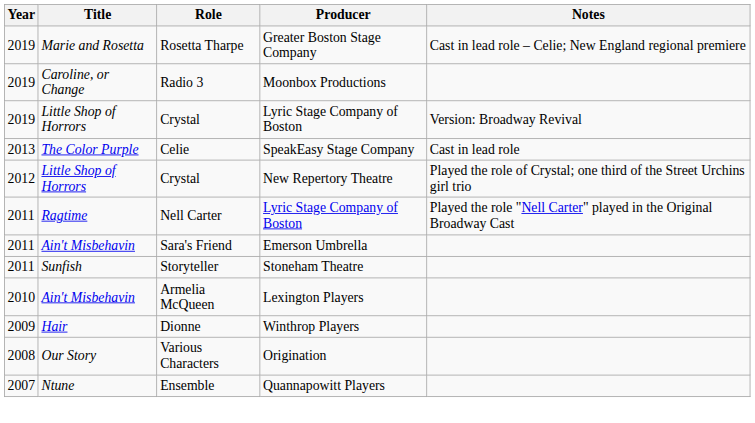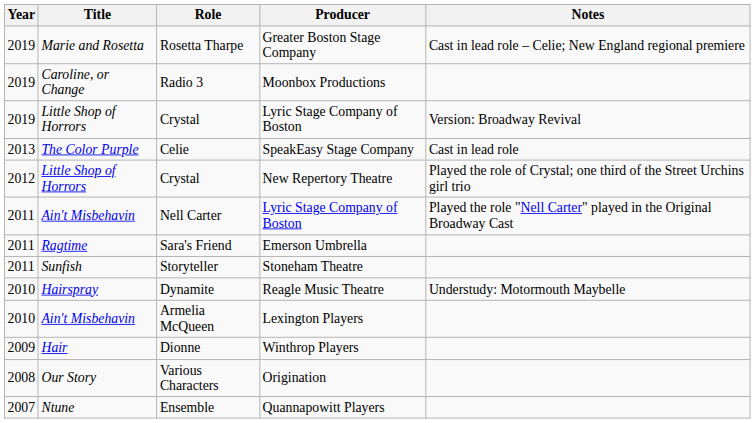(64, 216) Ragtime -> (88, 216) Ain't Misbehavin
(88, 245) Ain't Misbehavin -> (64, 245) Ragtime
+ row: (187, 289)
